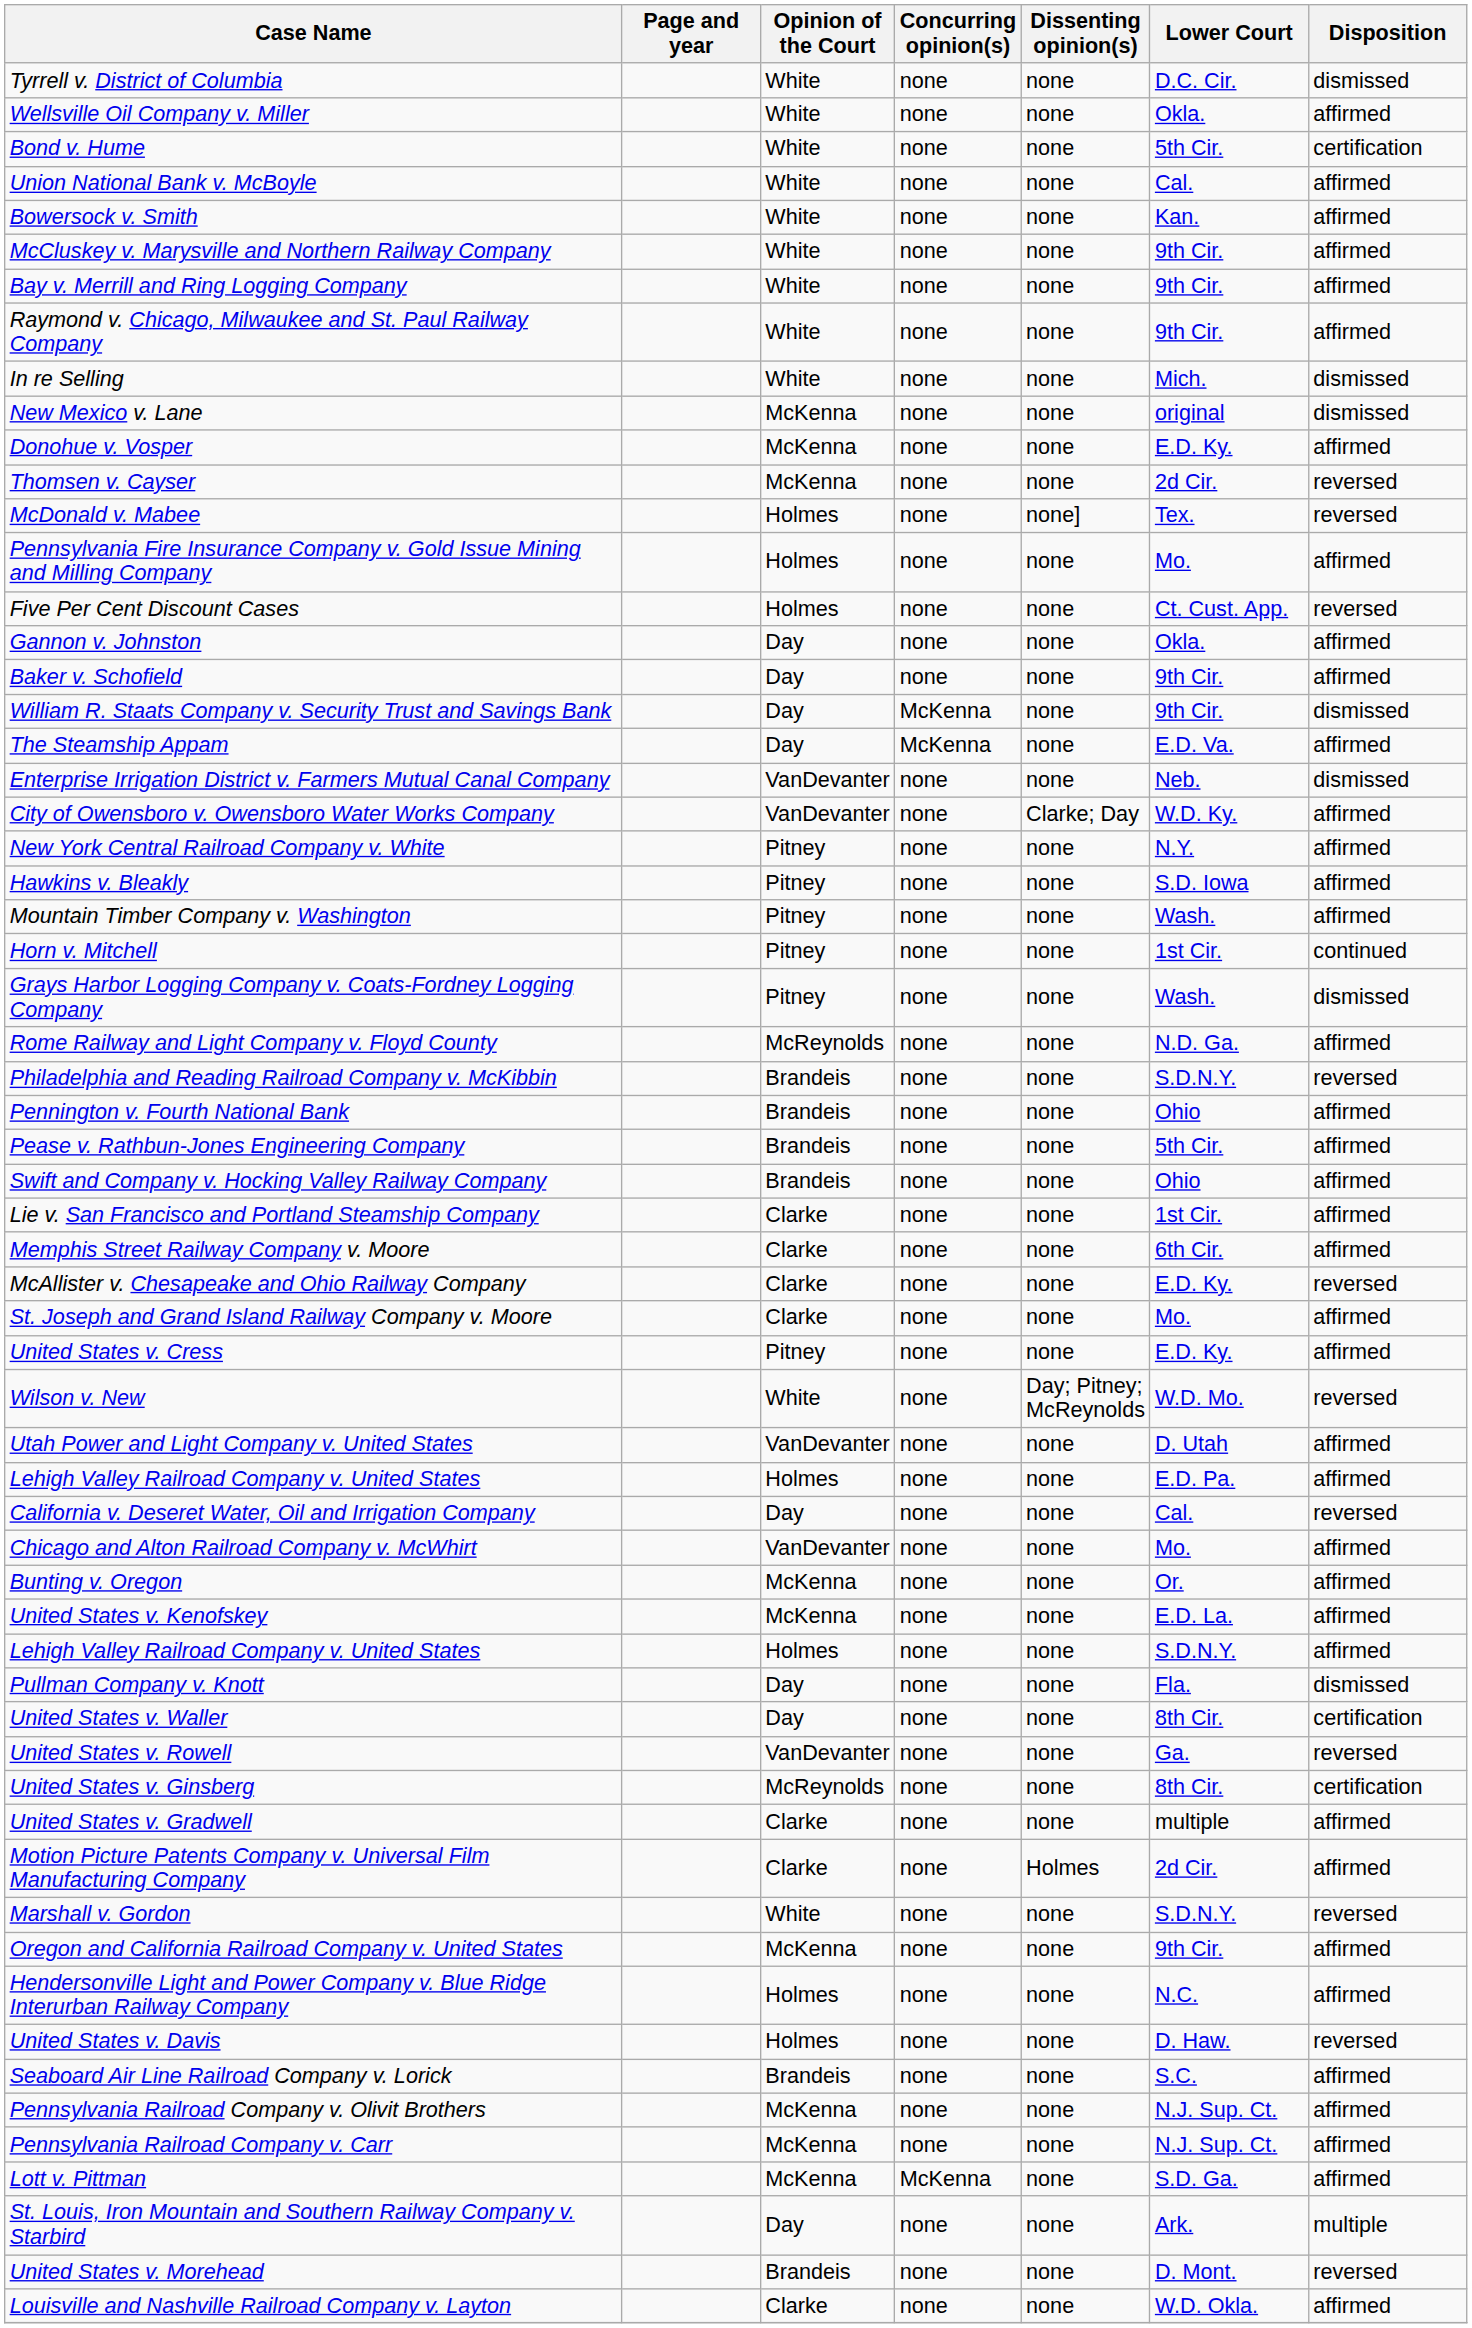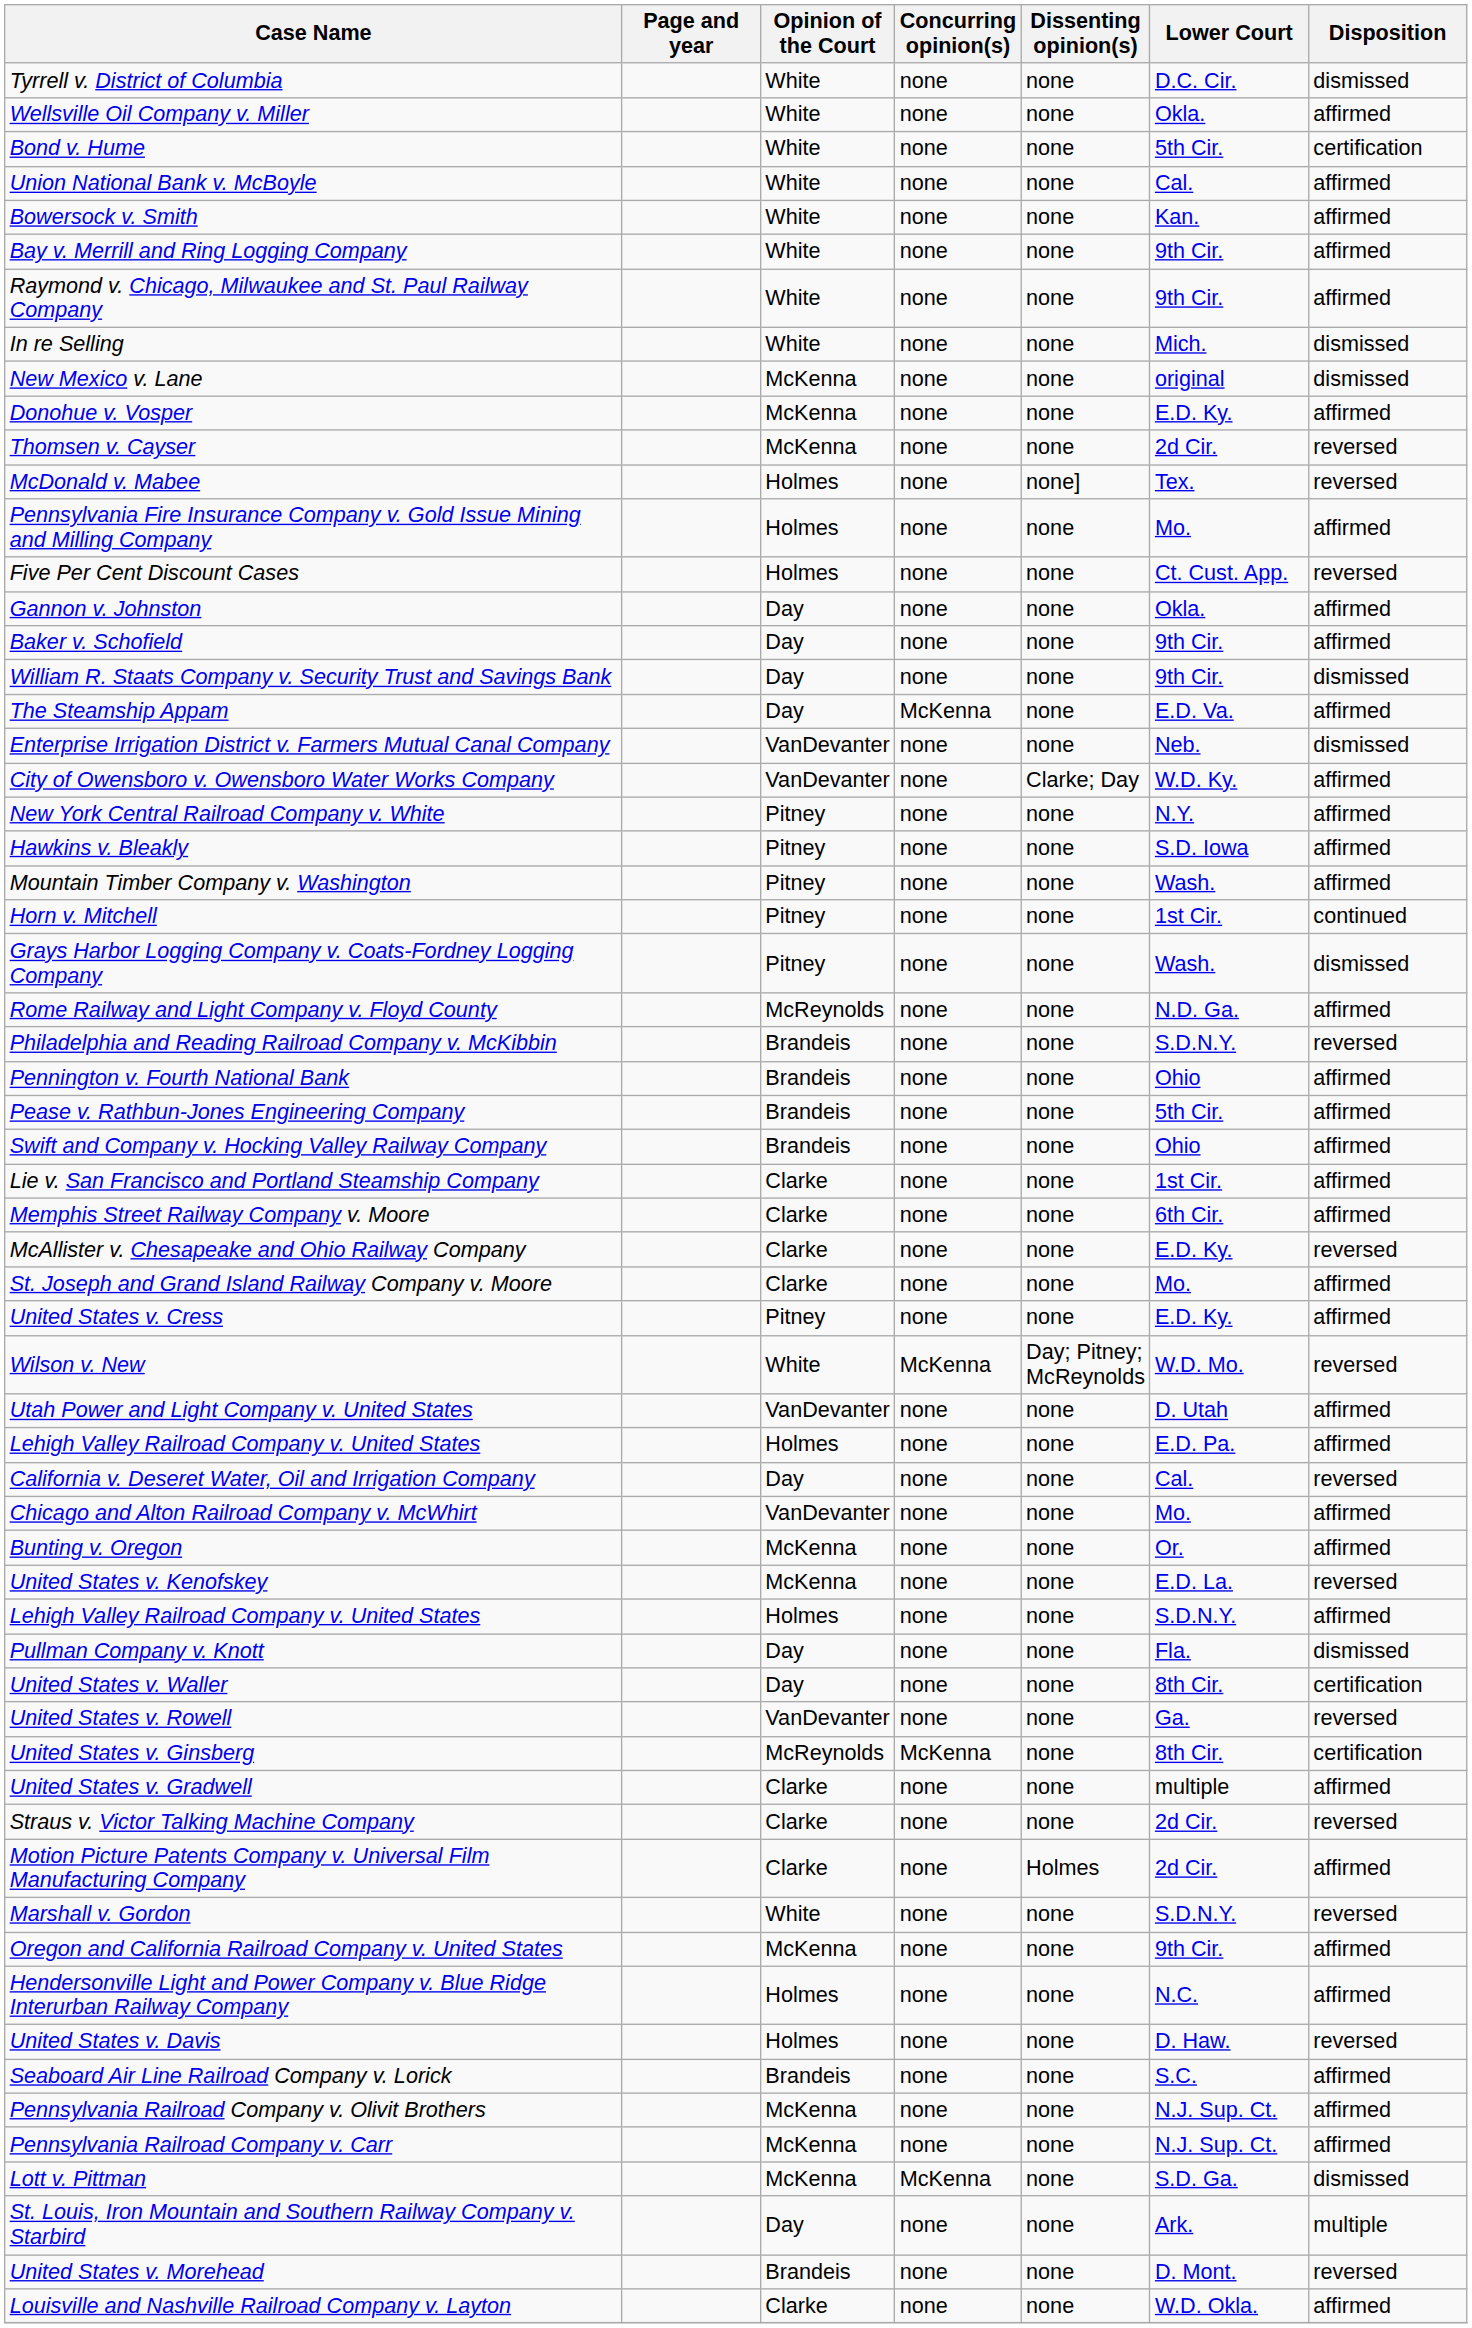- row: (280, 251)
(945, 711) McKenna -> (924, 676) none
(924, 1398) none -> (945, 1364) McKenna
(1352, 1616) affirmed -> (1355, 1581) reversed
(924, 1787) none -> (945, 1753) McKenna
+ row: (212, 1821)
(1352, 2178) affirmed -> (1361, 2178) dismissed
